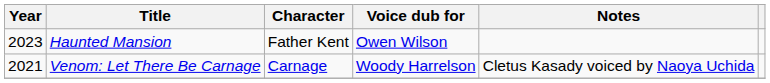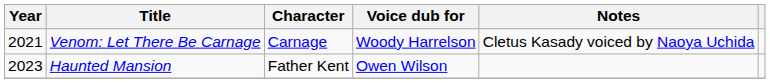rows swapped: (155, 66) <-> (111, 41)
